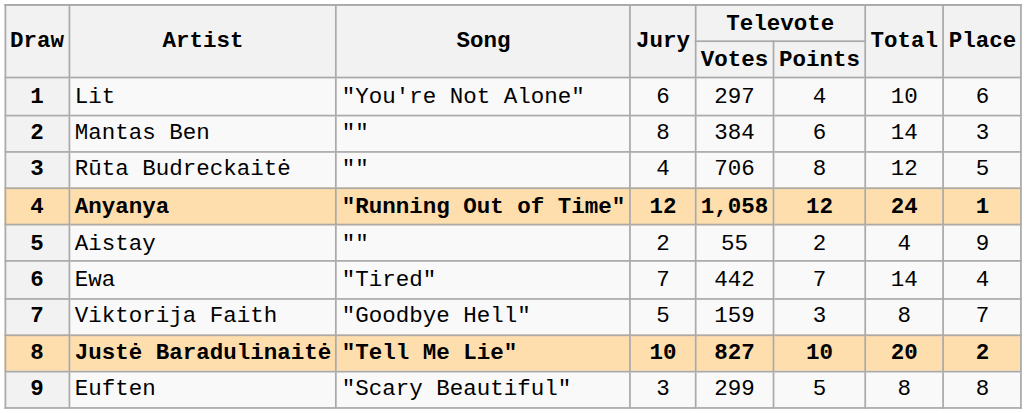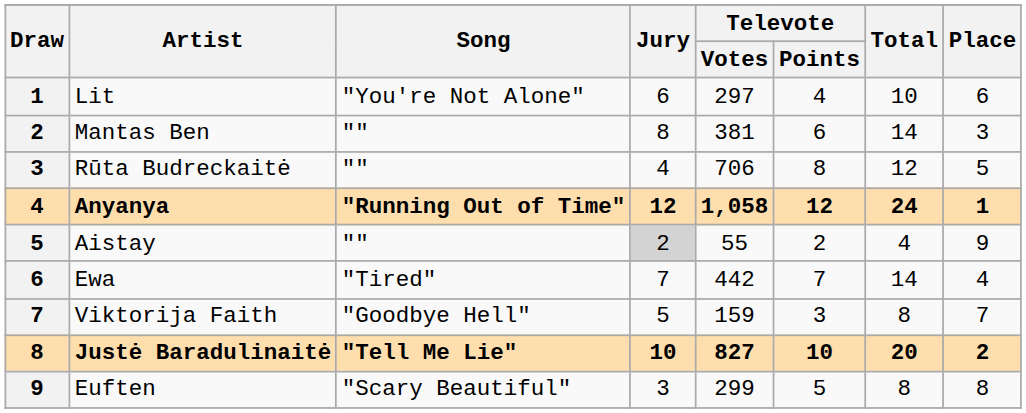(734, 133) 384 -> (734, 133) 381
(663, 243) no background -> (663, 243) lightgrey background
